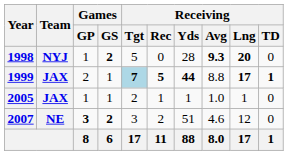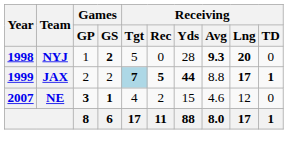(110, 77) 1 -> (110, 77) 2
- row: (21, 98)
(110, 118) 2 -> (110, 98) 1
(134, 118) 3 -> (134, 98) 4
(188, 118) 51 -> (188, 98) 15
